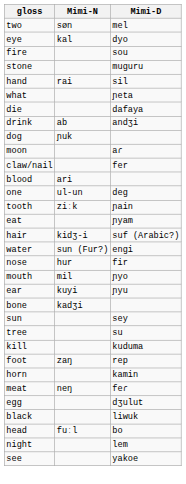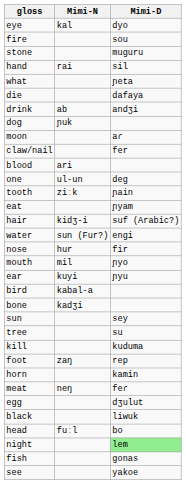- row: (14, 25)
+ row: (17, 291)
(120, 445) no background -> (120, 445) lightgreen background
+ row: (17, 459)
